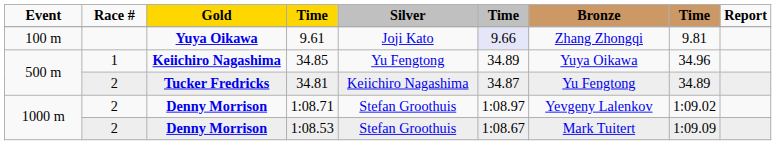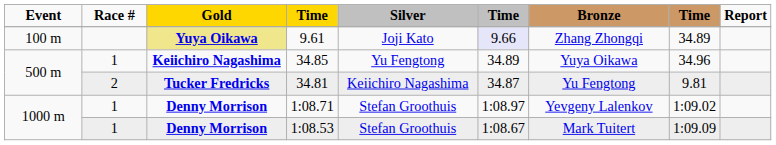(217, 38) no background -> (217, 38) khaki background
(694, 38) 9.81 -> (694, 38) 34.89
(694, 83) 34.89 -> (694, 83) 9.81
(114, 106) 2 -> (114, 106) 1
(114, 128) 2 -> (114, 128) 1
